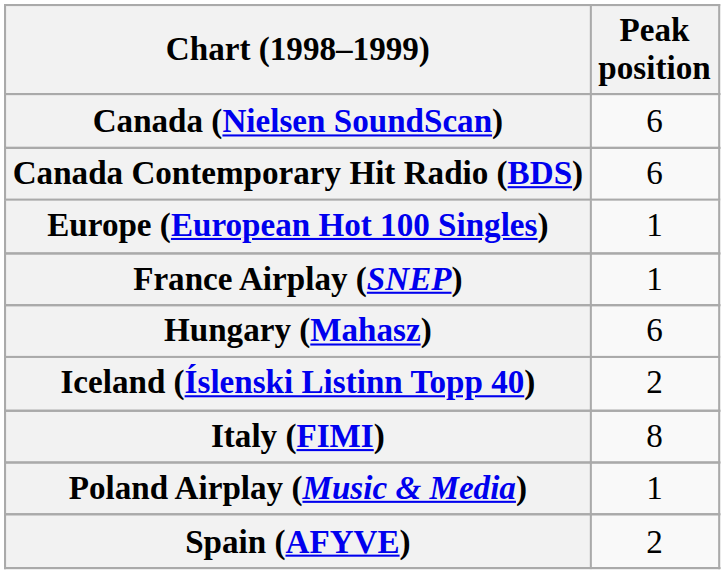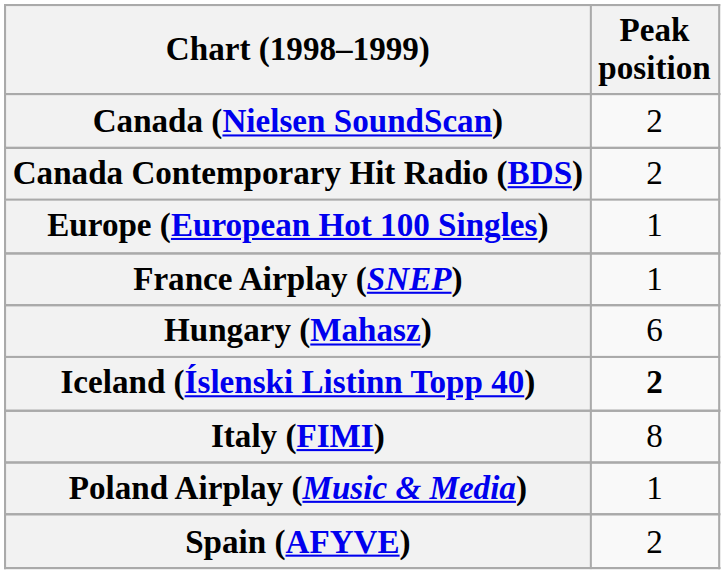(654, 120) 6 -> (654, 120) 2
(654, 173) 6 -> (654, 173) 2
(654, 383) normal -> (654, 383) bold
